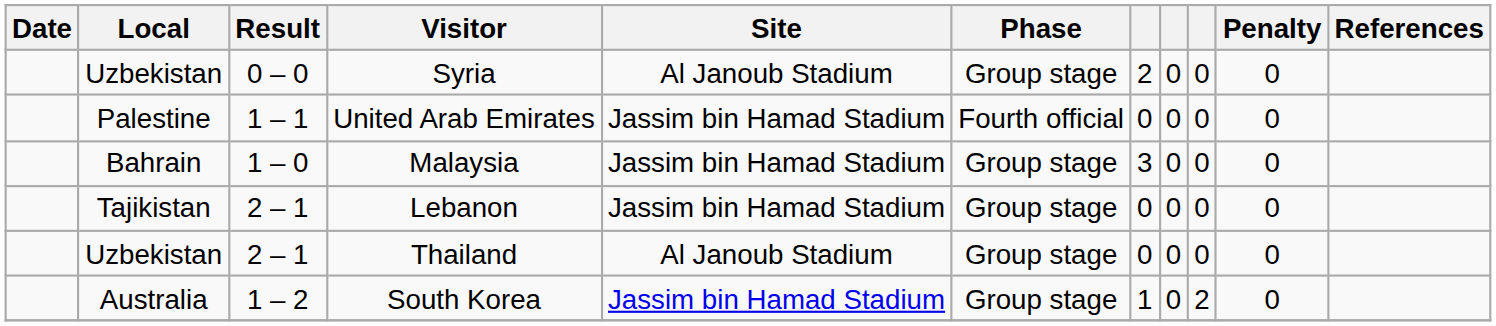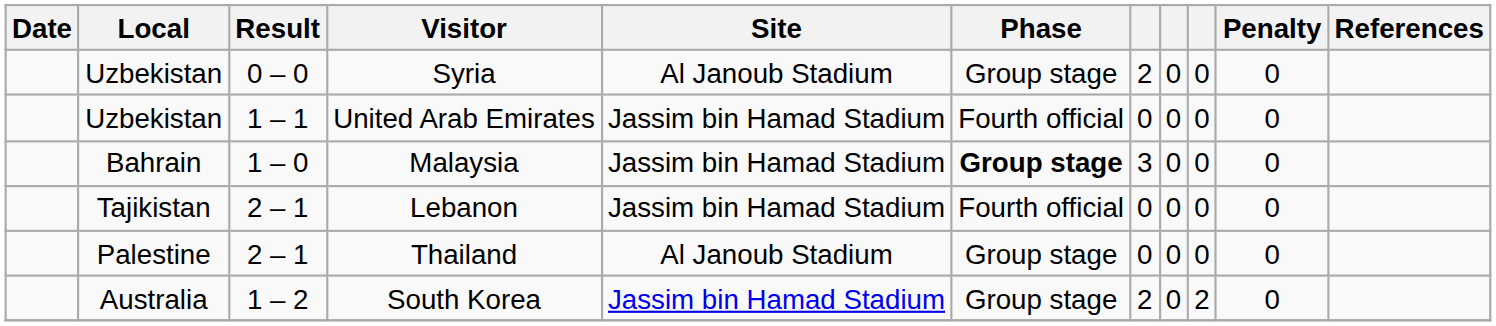(154, 118) Palestine -> (154, 118) Uzbekistan
(1041, 163) normal -> (1041, 163) bold
(1041, 208) Group stage -> (1041, 208) Fourth official
(154, 253) Uzbekistan -> (154, 253) Palestine
(1145, 298) 1 -> (1145, 298) 2
